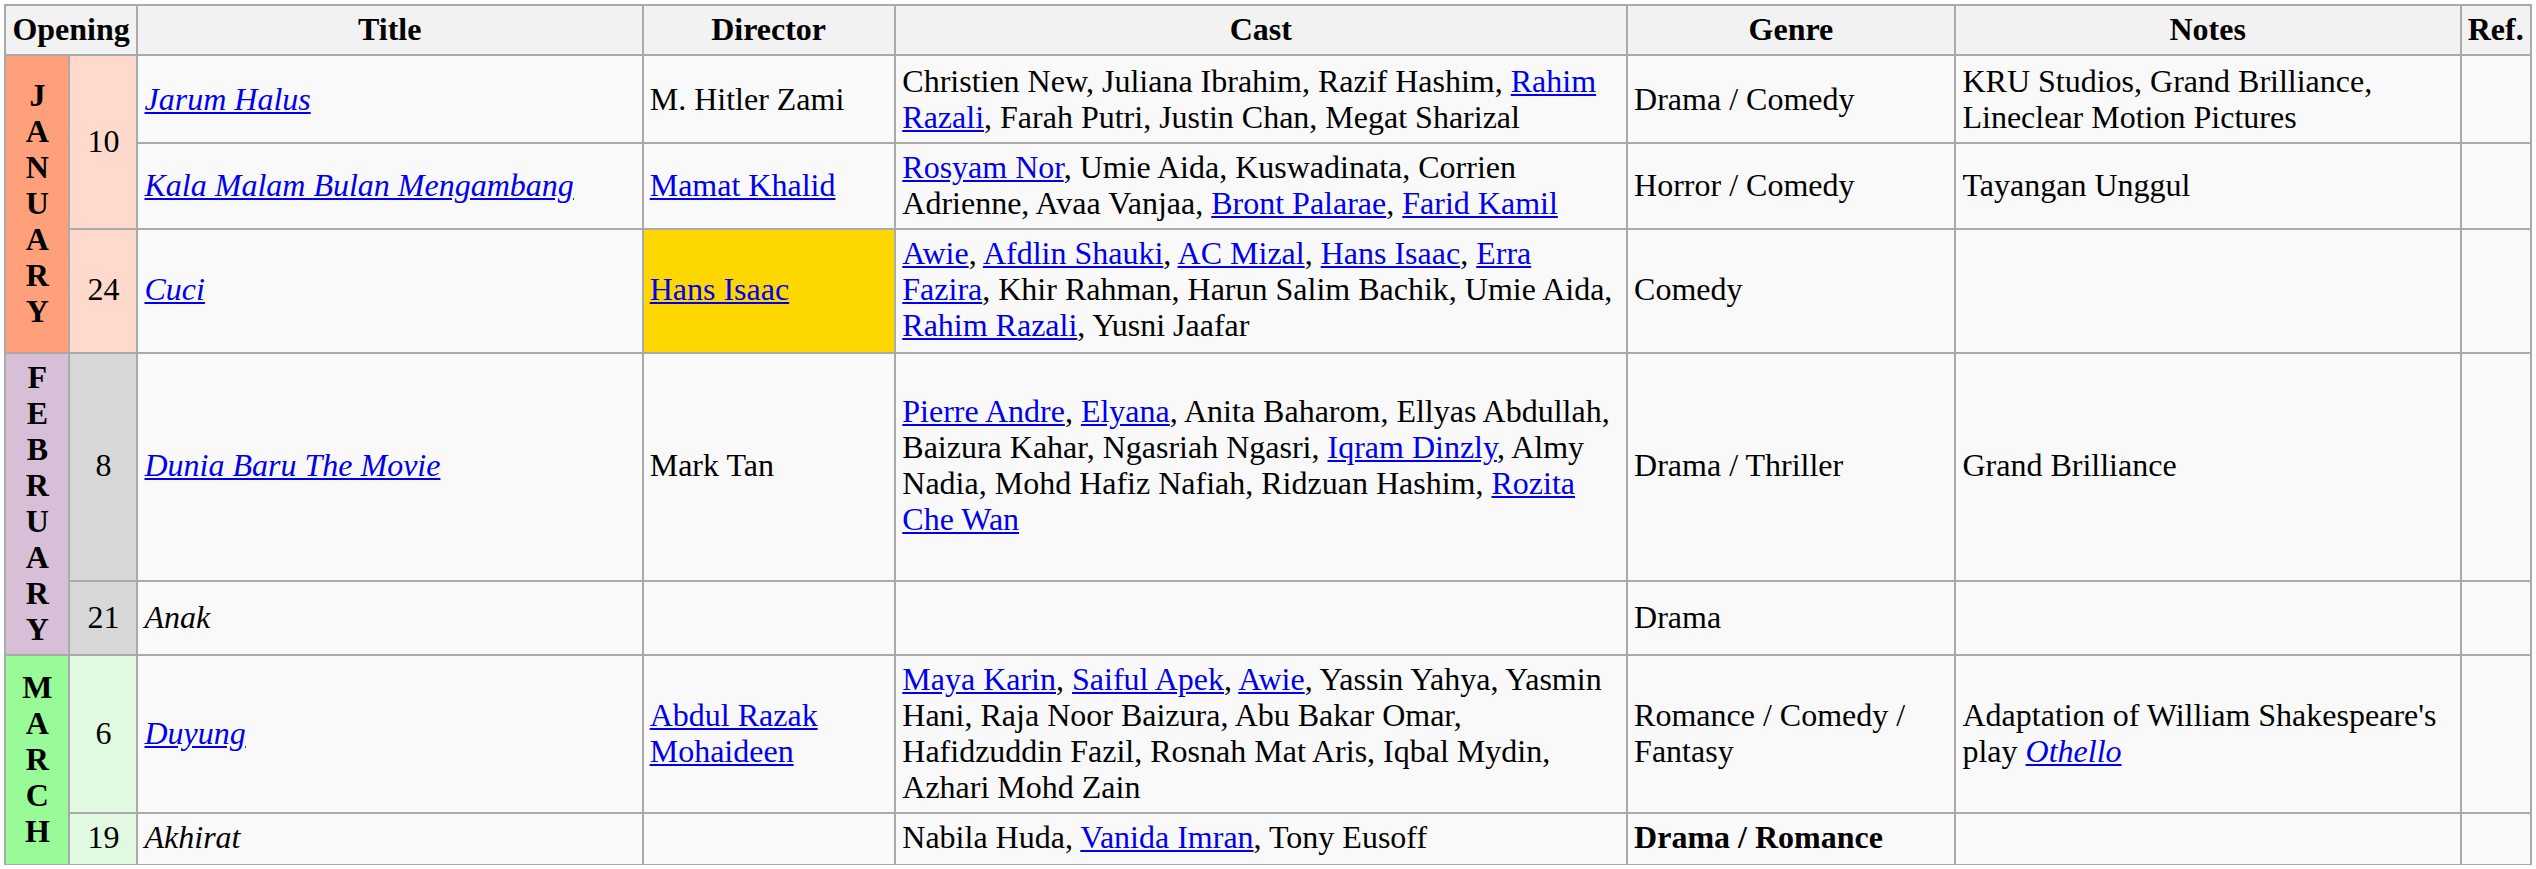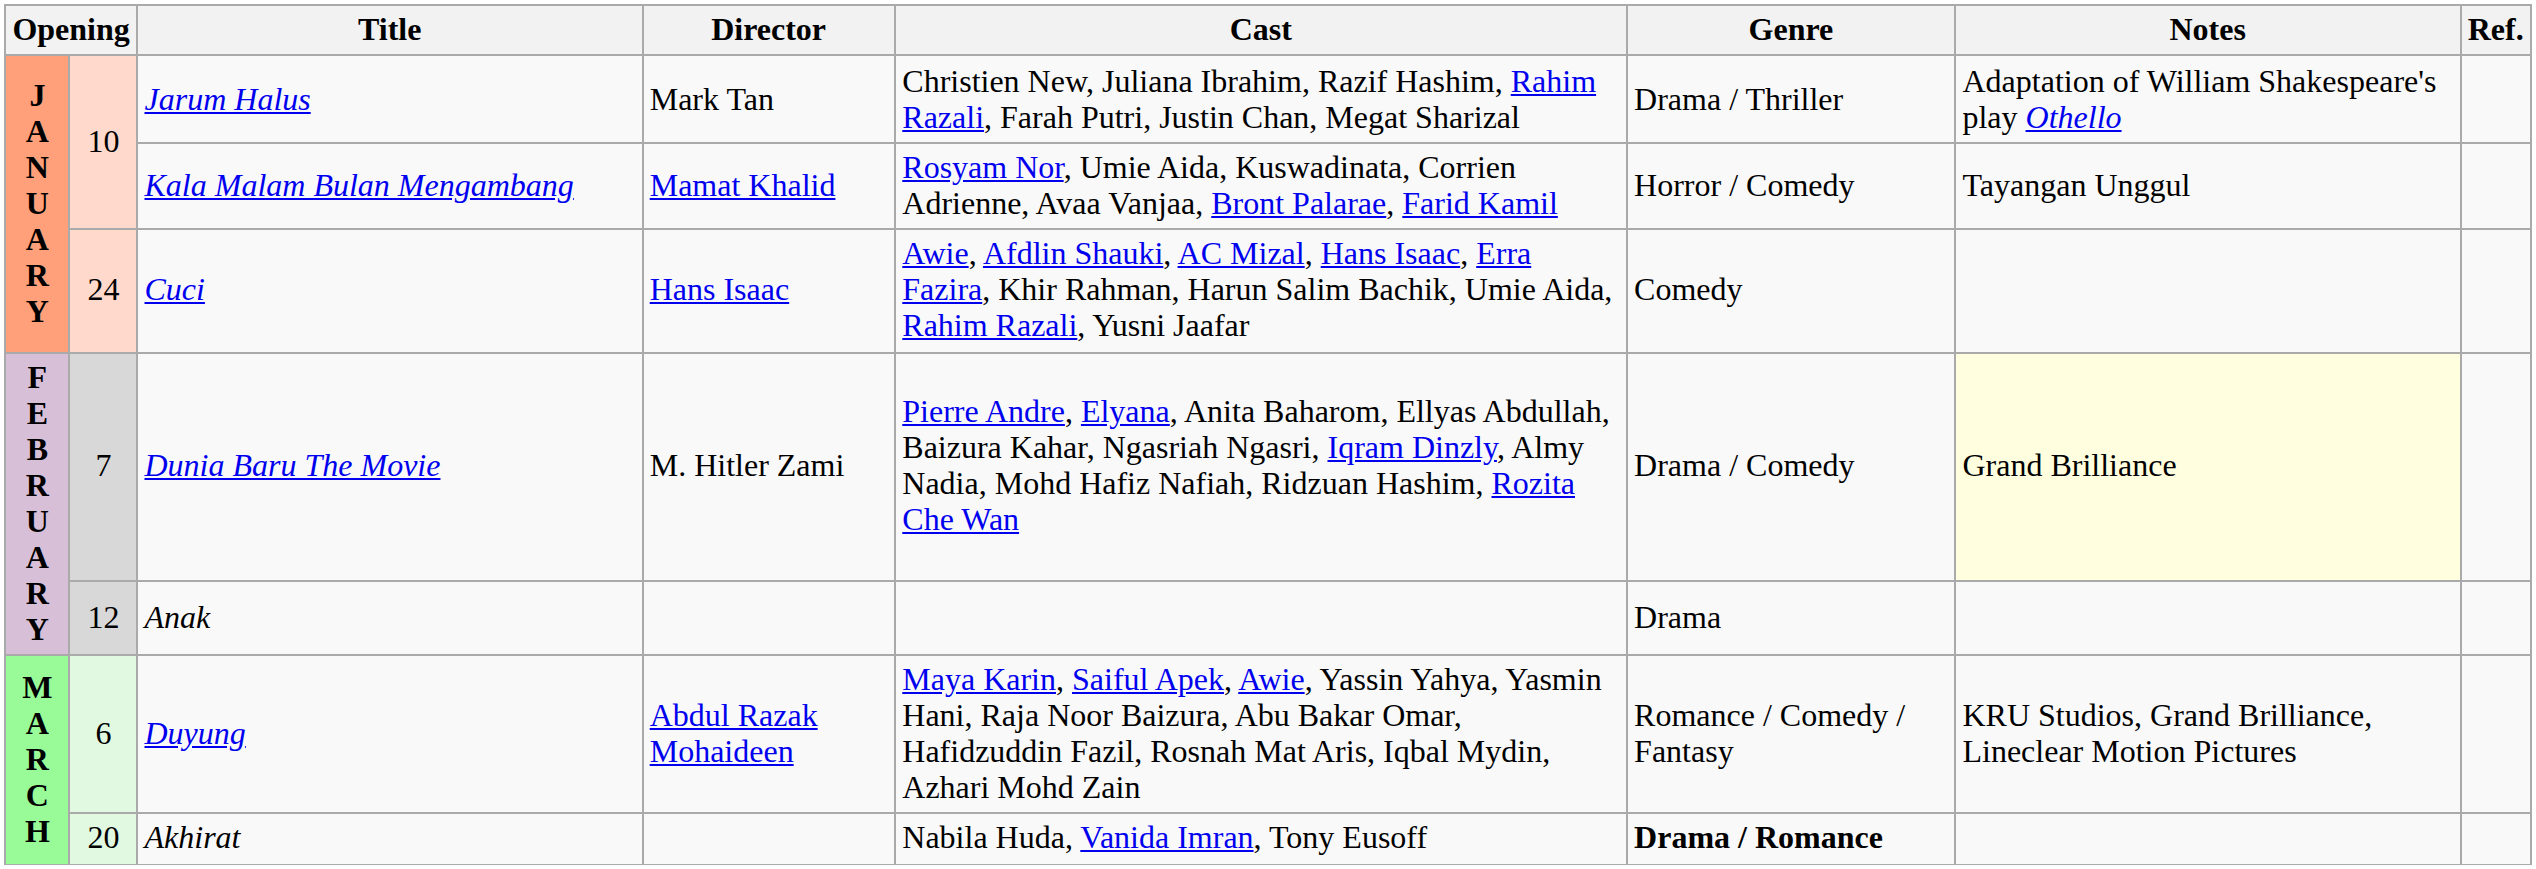(747, 98) M. Hitler Zami -> (712, 98) Mark Tan
(1744, 98) Drama / Comedy -> (1739, 98) Drama / Thriller
(2167, 98) KRU Studios, Grand Brilliance, Lineclear Motion Pictures -> (2199, 98) Adaptation of William Shakespeare's play Othello
(719, 290) gold background -> (719, 290) no background
(103, 466) 8 -> (103, 466) 7
(712, 466) Mark Tan -> (747, 466) M. Hitler Zami
(1739, 466) Drama / Thriller -> (1744, 466) Drama / Comedy
(2070, 466) no background -> (2070, 466) lightyellow background
(103, 617) 21 -> (103, 617) 12
(2199, 733) Adaptation of William Shakespeare's play Othello -> (2167, 733) KRU Studios, Grand Brilliance, Lineclear Motion Pictures
(103, 838) 19 -> (103, 838) 20
